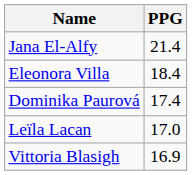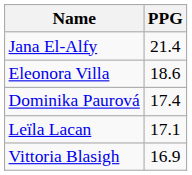(165, 73) 18.4 -> (165, 73) 18.6
(165, 128) 17.0 -> (165, 128) 17.1
